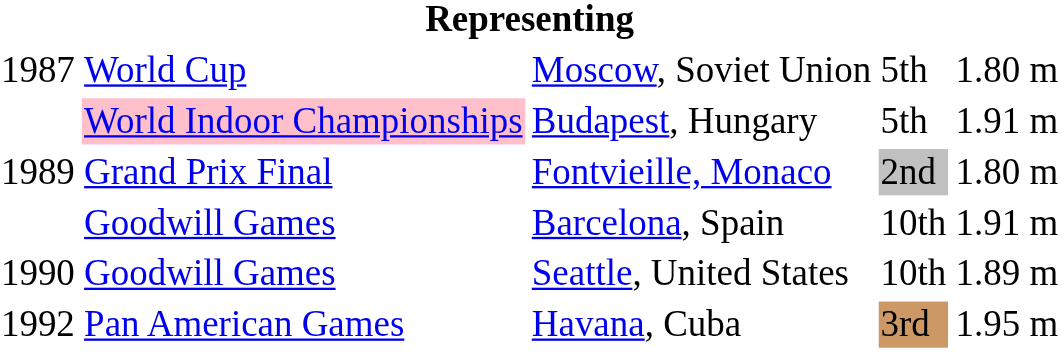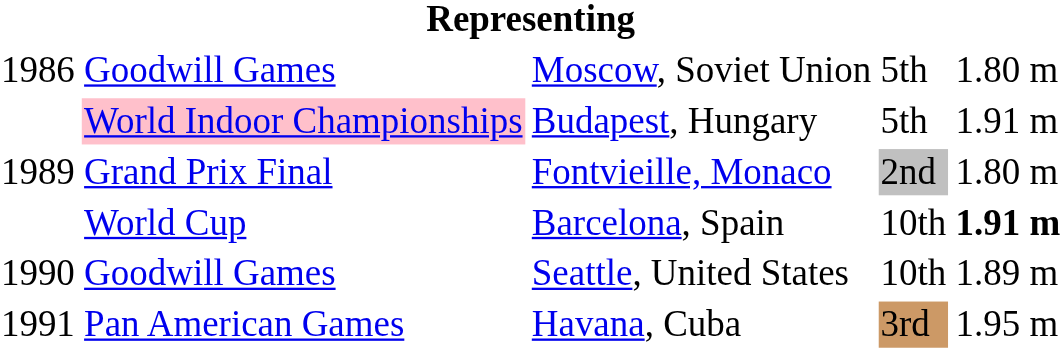(38, 69) 1987 -> (38, 69) 1986
(165, 69) World Cup -> (210, 69) Goodwill Games
(210, 222) Goodwill Games -> (165, 222) World Cup
(1007, 222) normal -> (1008, 222) bold
(38, 323) 1992 -> (38, 323) 1991
